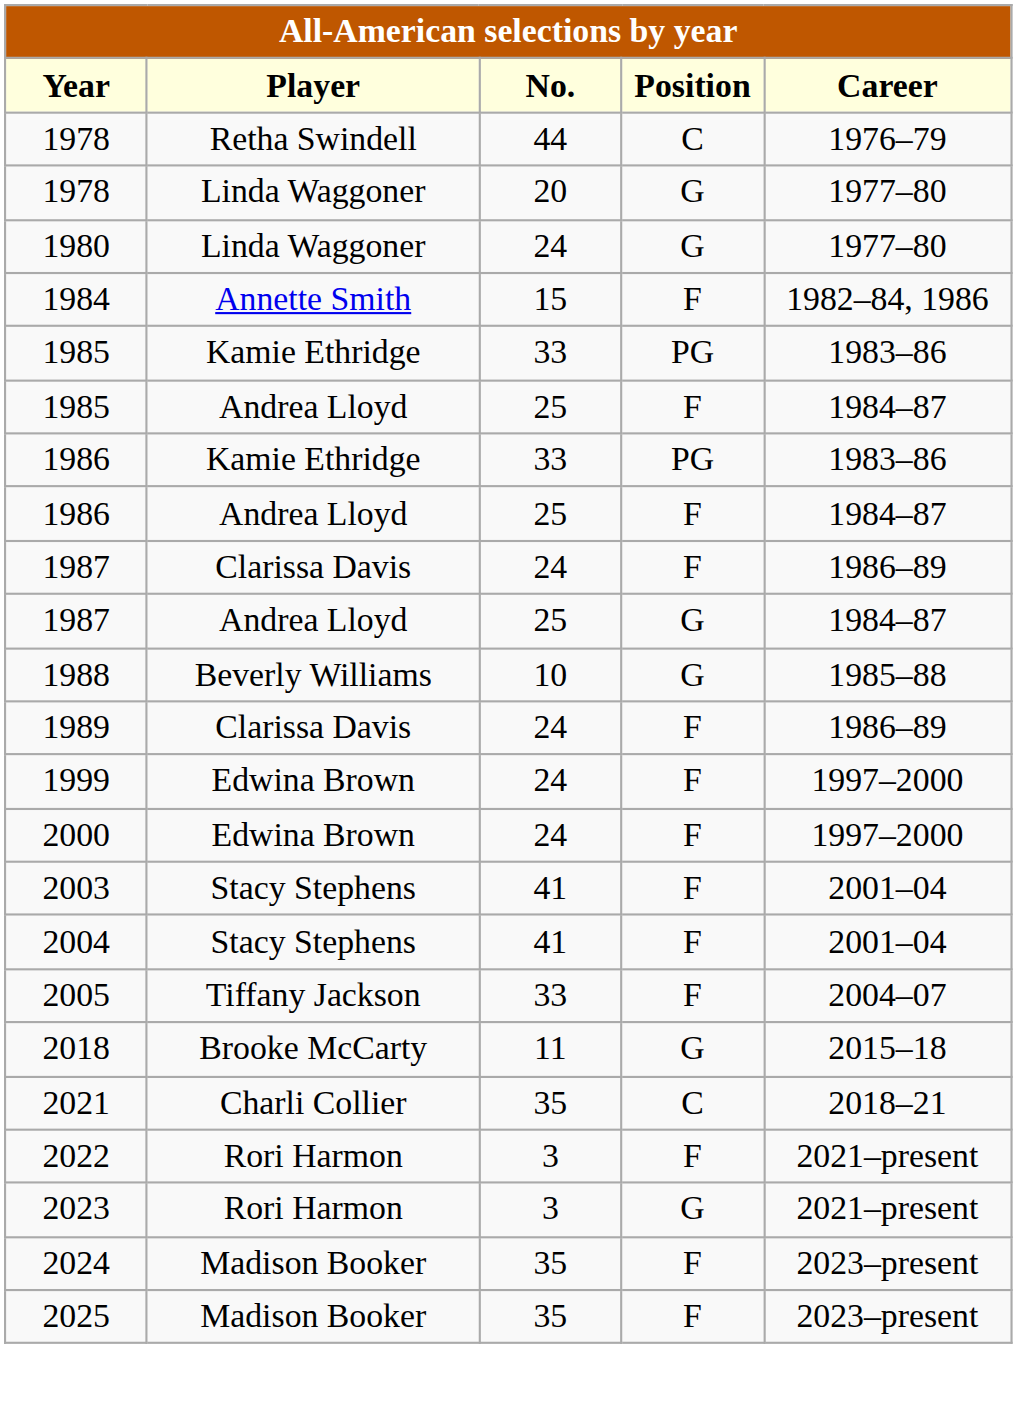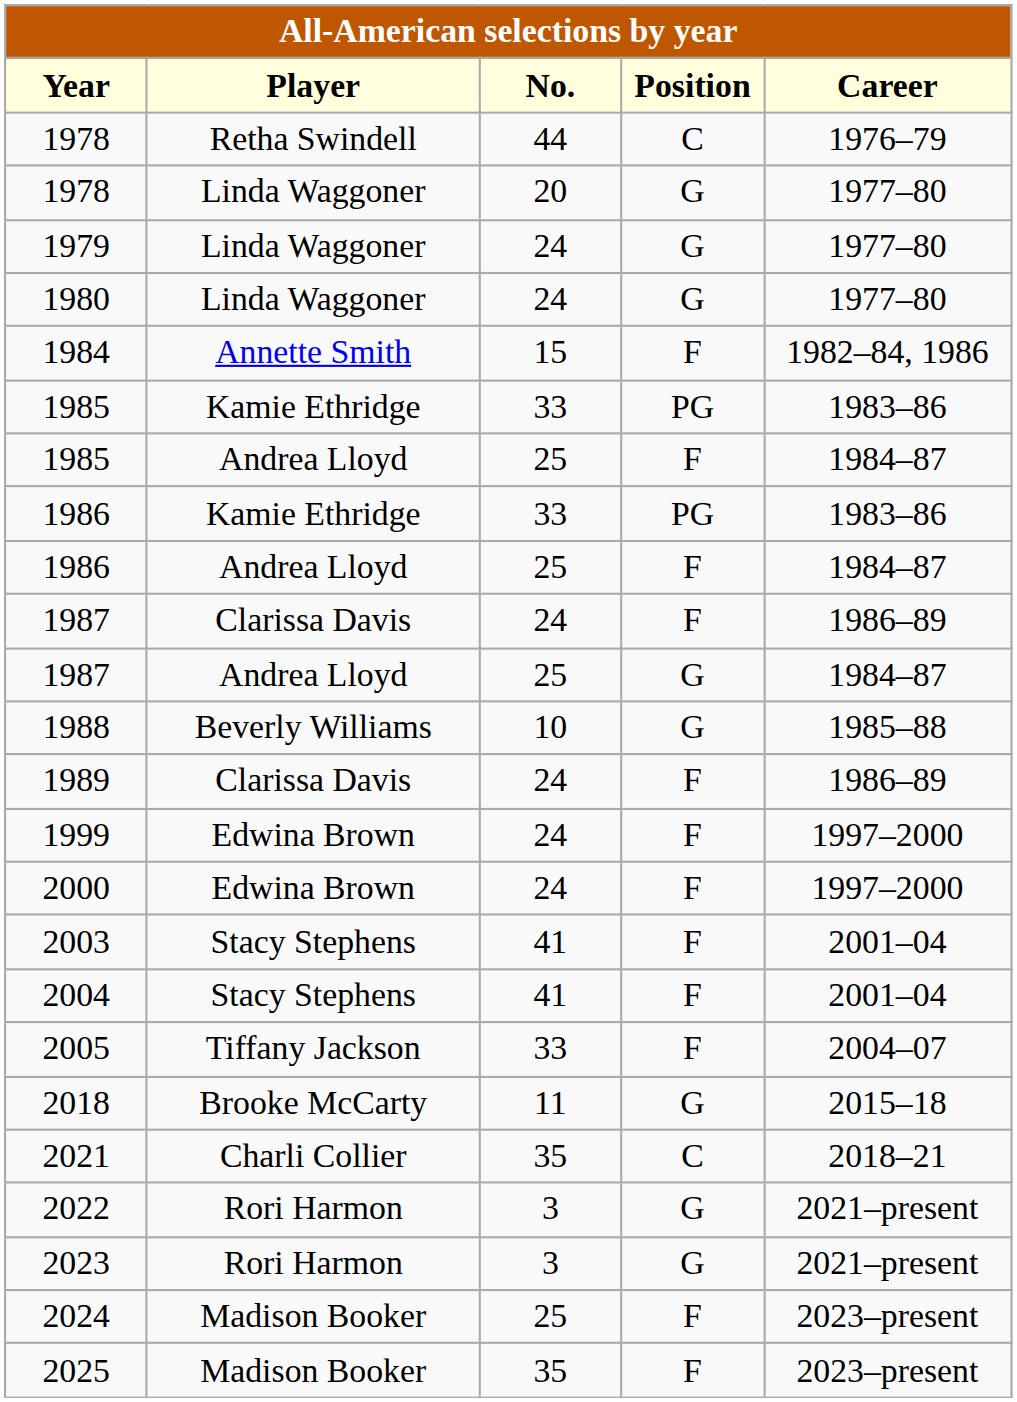+ row: (76, 245)
(693, 1155) F -> (693, 1209) G
(550, 1262) 35 -> (550, 1316) 25
